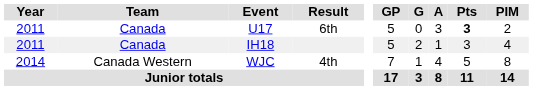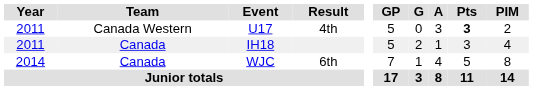(143, 28) Canada -> (143, 28) Canada Western
(328, 28) 6th -> (328, 28) 4th
(143, 61) Canada Western -> (143, 61) Canada
(328, 61) 4th -> (328, 61) 6th
